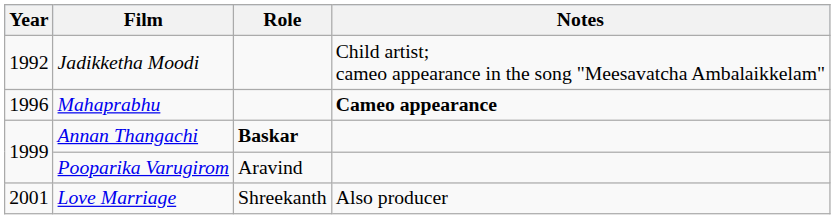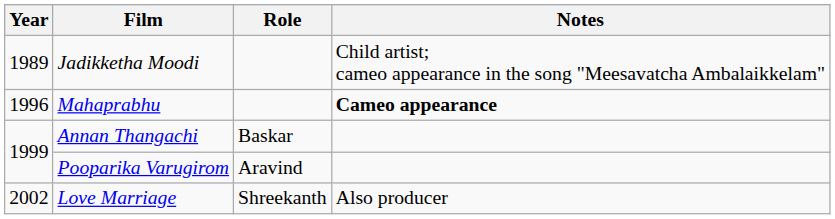(29, 62) 1992 -> (29, 62) 1989
(268, 135) bold -> (265, 135) normal
(29, 198) 2001 -> (29, 198) 2002
